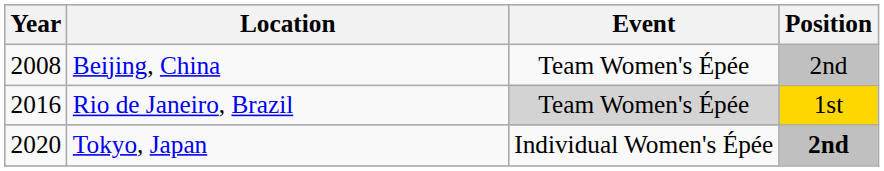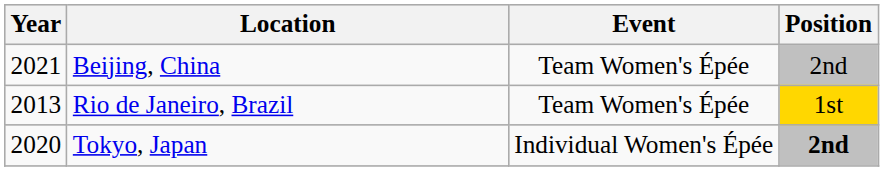(36, 64) 2008 -> (36, 64) 2021
(36, 104) 2016 -> (36, 104) 2013
(644, 104) lightgrey background -> (644, 104) no background
